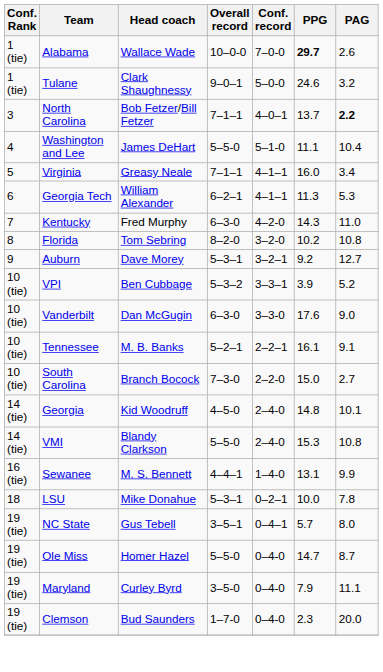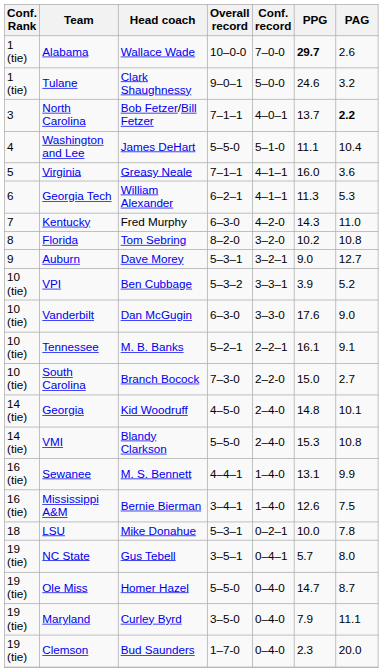(347, 172) 3.4 -> (347, 172) 3.6
(305, 259) 9.2 -> (305, 259) 9.0
+ row: (71, 506)
